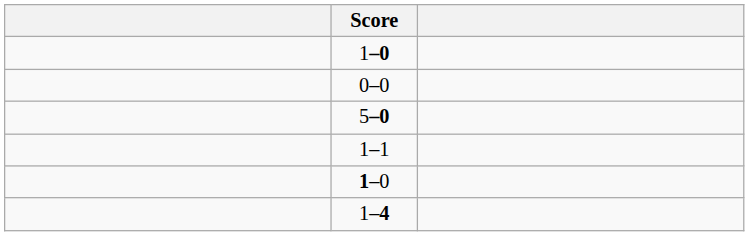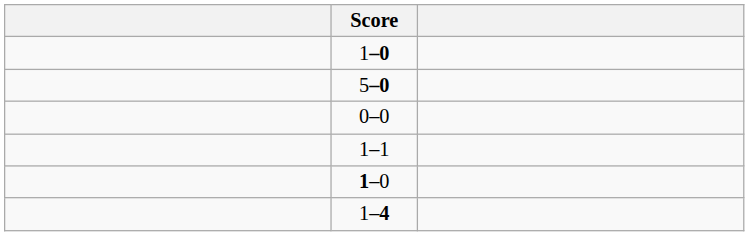rows swapped: (168, 117) <-> (168, 85)
